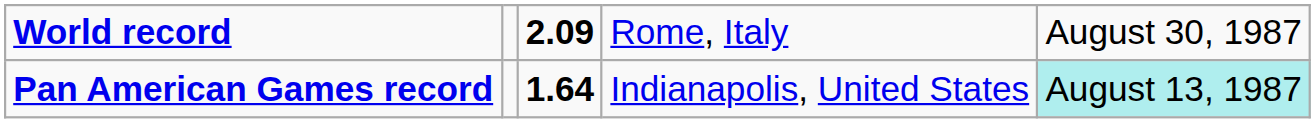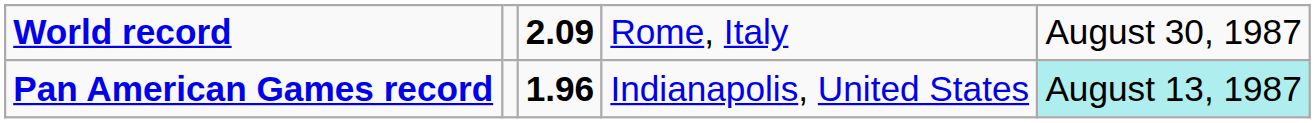(560, 88) 1.64 -> (560, 88) 1.96
